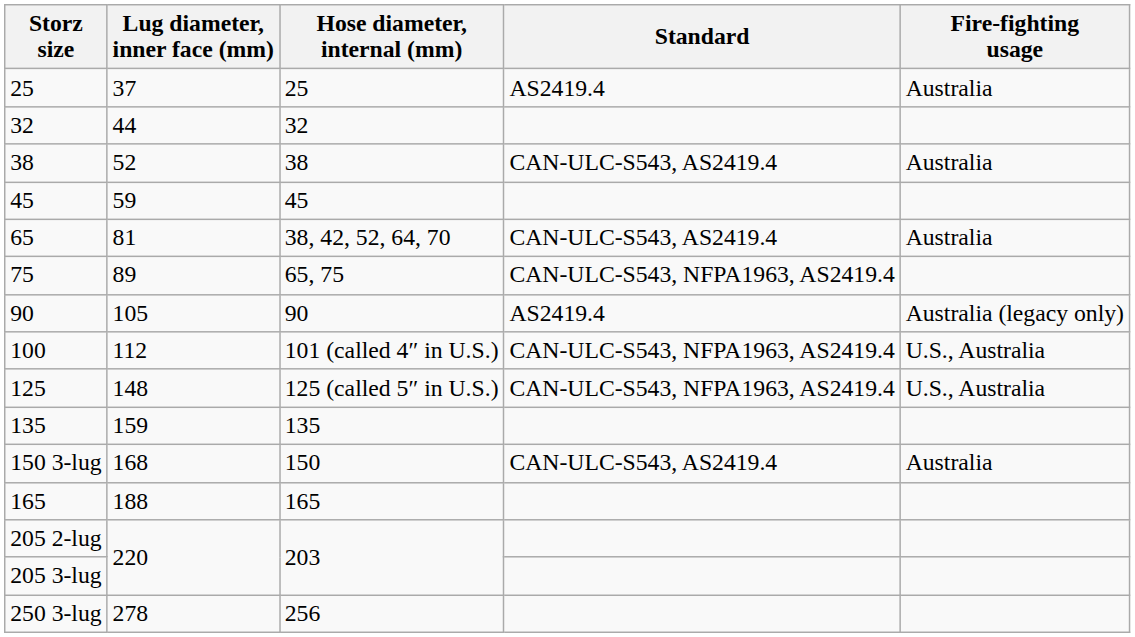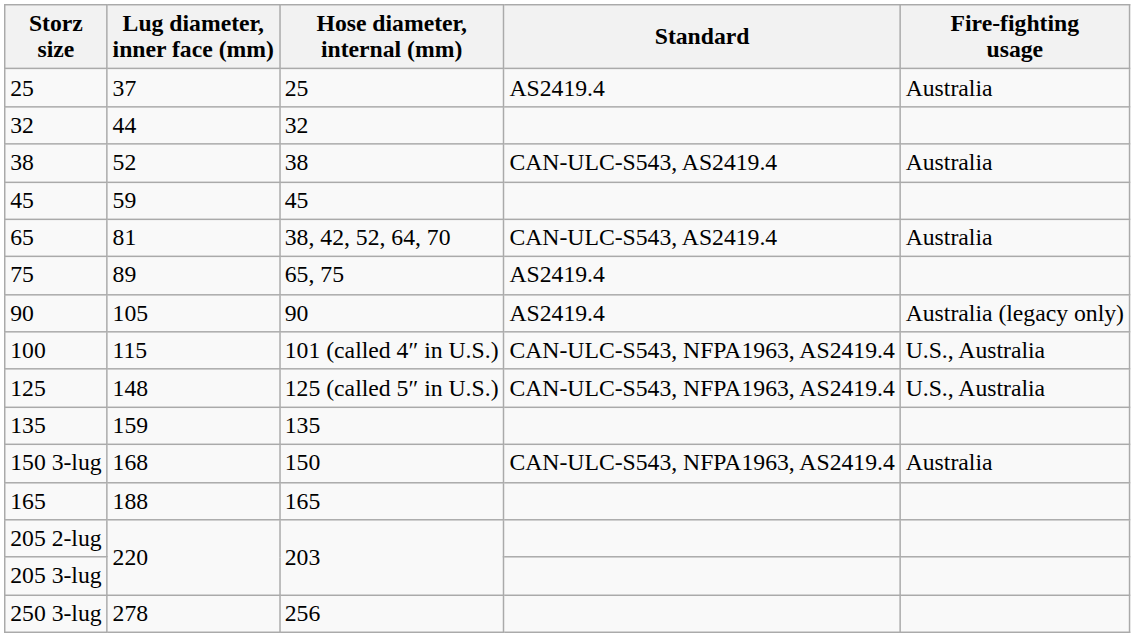(702, 275) CAN-ULC-S543, NFPA1963, AS2419.4 -> (557, 275) AS2419.4
(130, 350) 112 -> (130, 350) 115
(643, 463) CAN-ULC-S543, AS2419.4 -> (702, 463) CAN-ULC-S543, NFPA1963, AS2419.4
